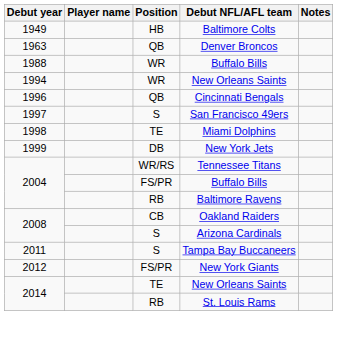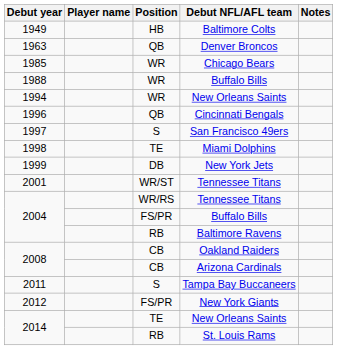+ row: (35, 64)
+ row: (35, 183)
(156, 234) S -> (156, 268) CB
